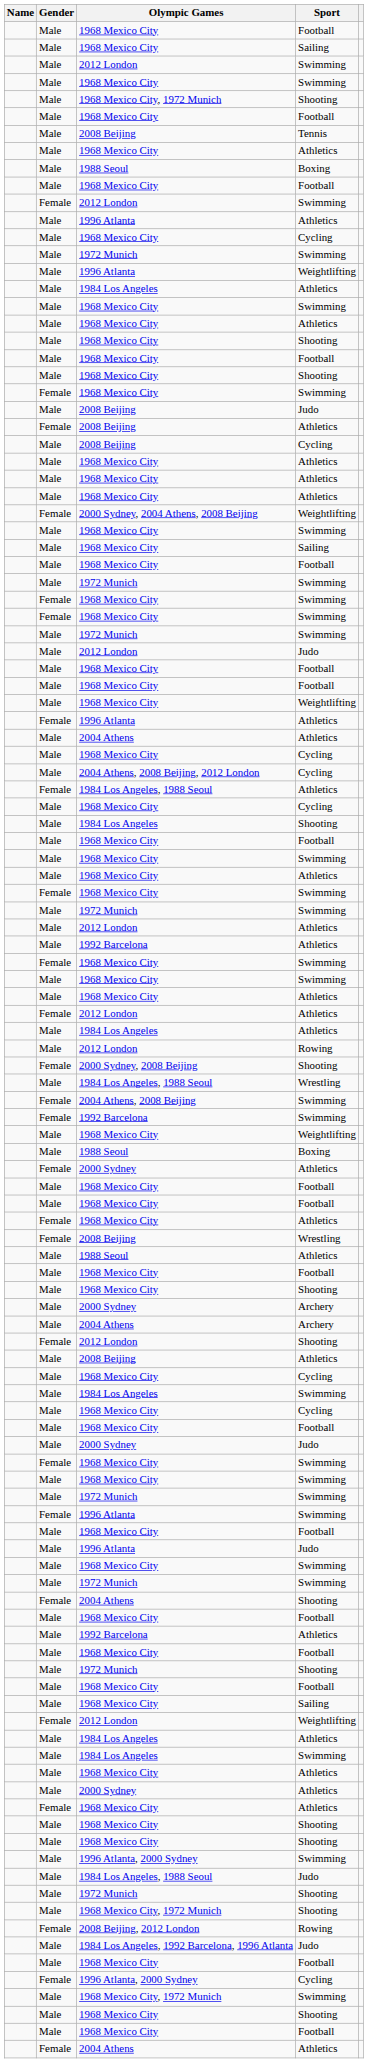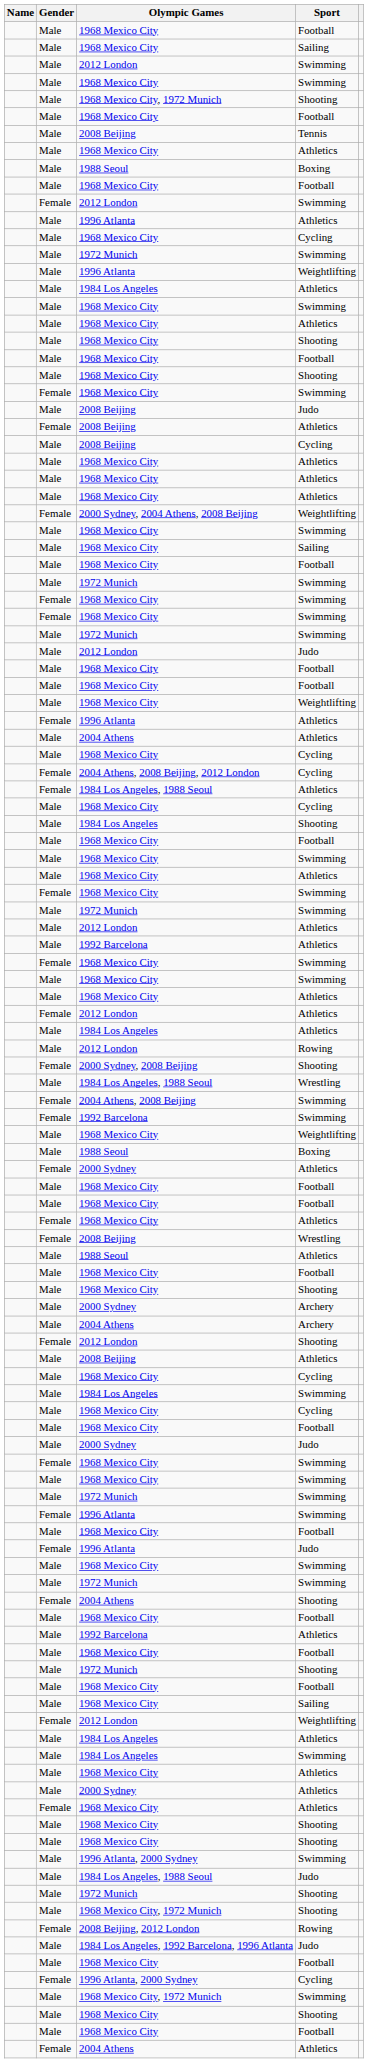(50, 772) Male -> (55, 772) Female
(50, 1548) Male -> (55, 1548) Female
